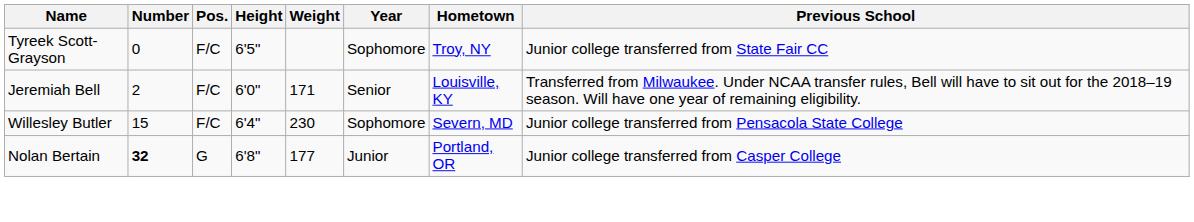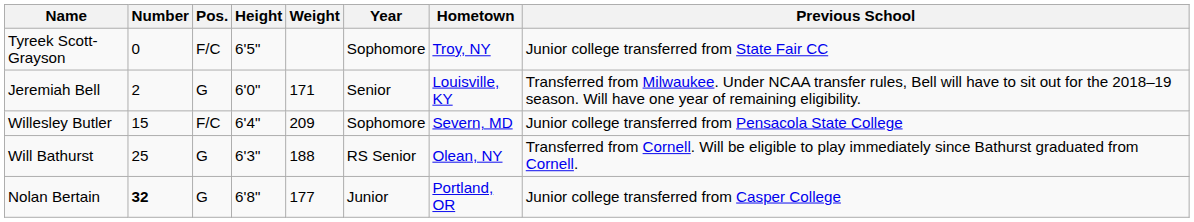(208, 90) F/C -> (202, 90) G
(302, 123) 230 -> (302, 123) 209
+ row: (51, 155)
